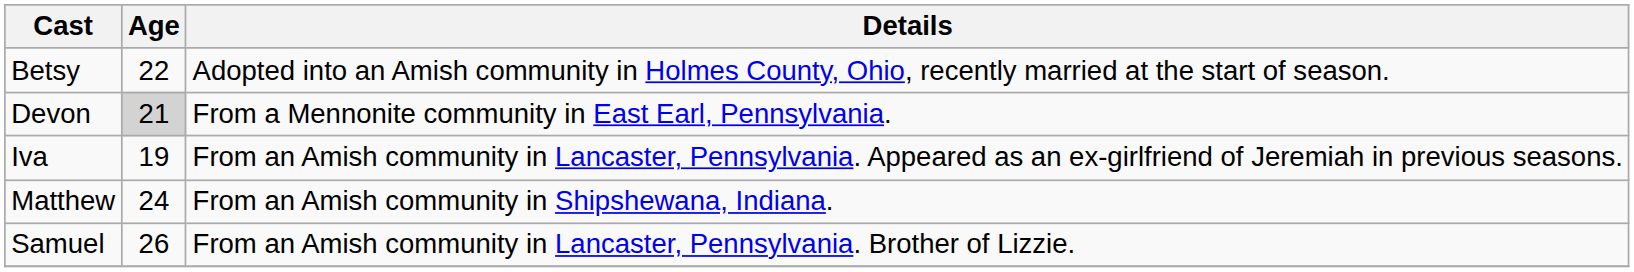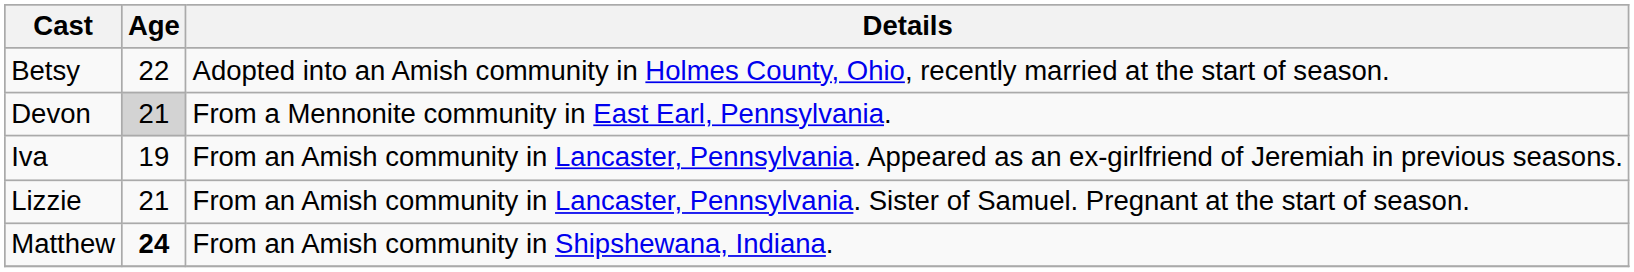+ row: (46, 200)
(154, 200) normal -> (154, 244) bold
- row: (58, 244)
